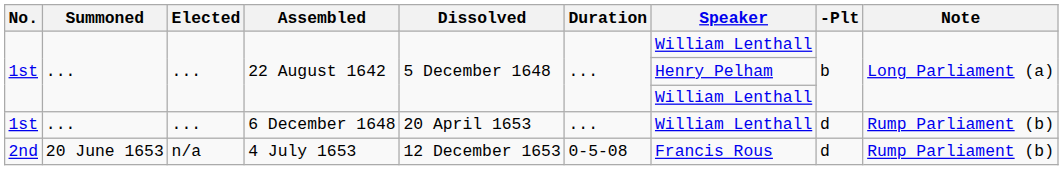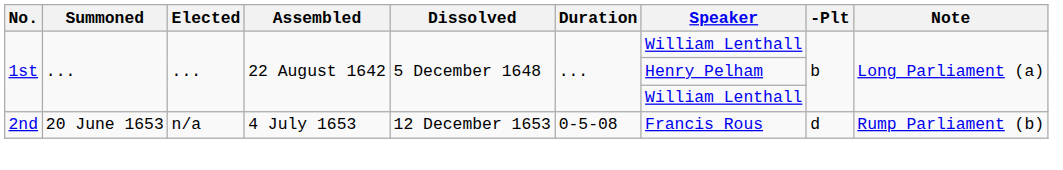- row: (23, 125)
